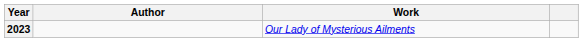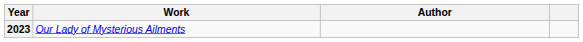columns swapped: (148, 12) <-> (406, 12)
